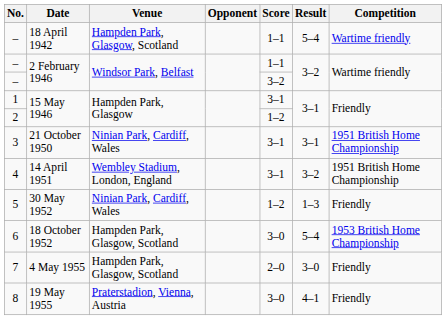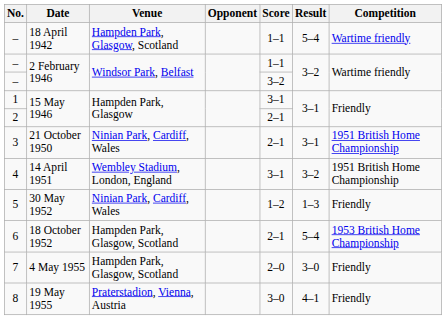(276, 117) 1–2 -> (276, 117) 2–1
(276, 142) 3–1 -> (276, 142) 2–1
(276, 236) 3–0 -> (276, 236) 2–1
